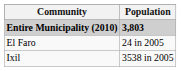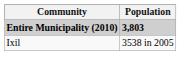- row: (21, 43)
